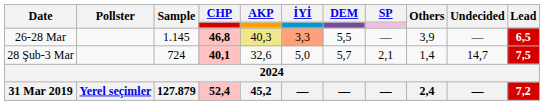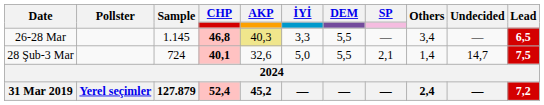(303, 36) lightsalmon background -> (303, 36) no background
(427, 36) 3,9 -> (427, 36) 3,4
(344, 54) 5,7 -> (344, 54) 5,5
